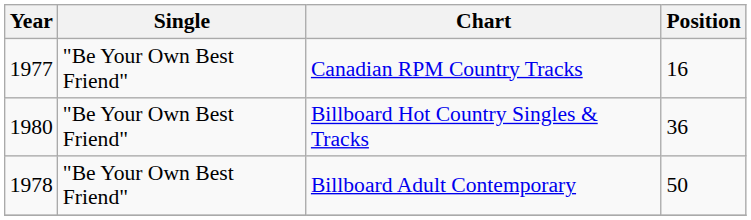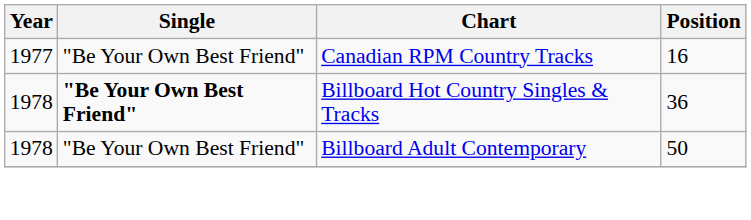(31, 126) 1980 -> (31, 102) 1978
(148, 126) normal -> (153, 102) bold
